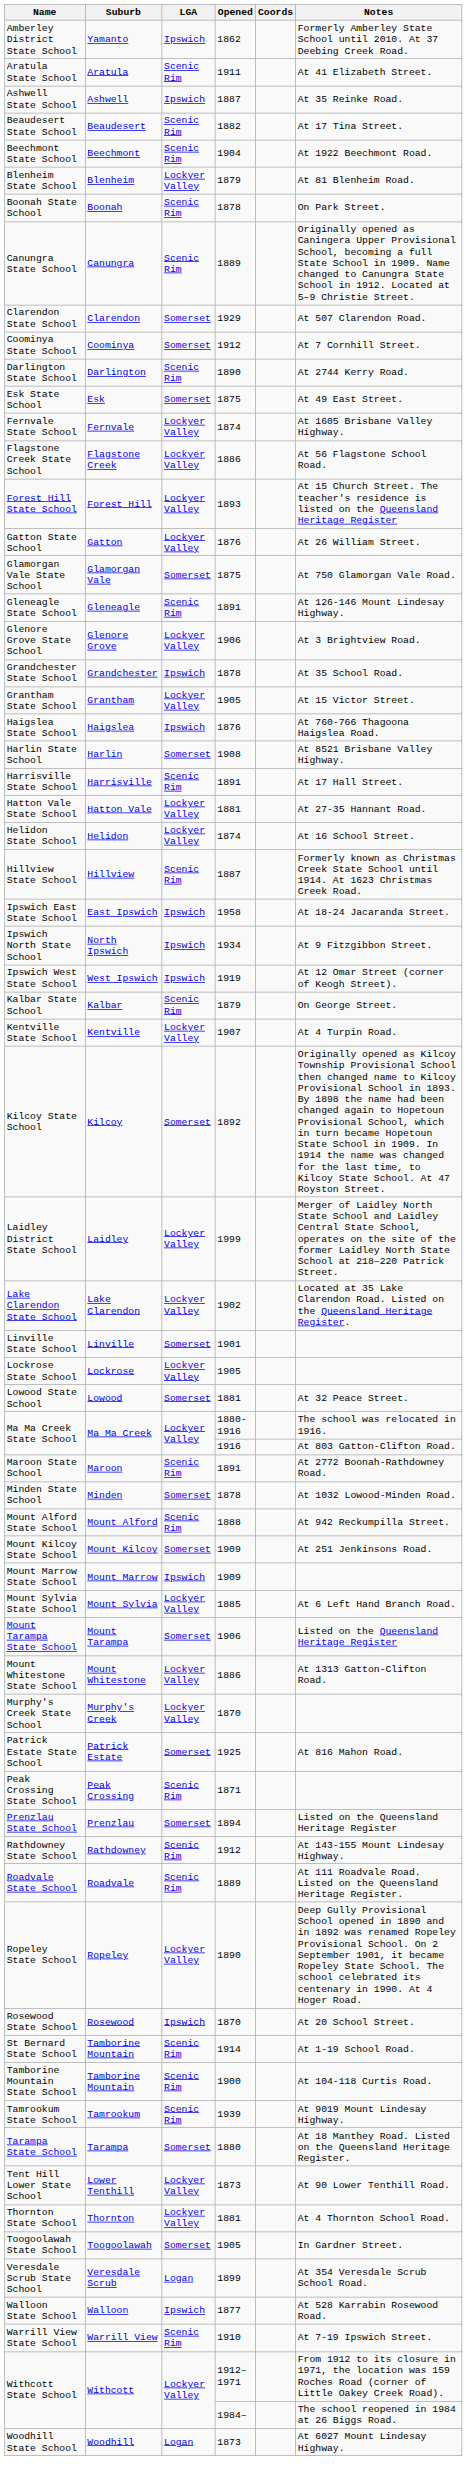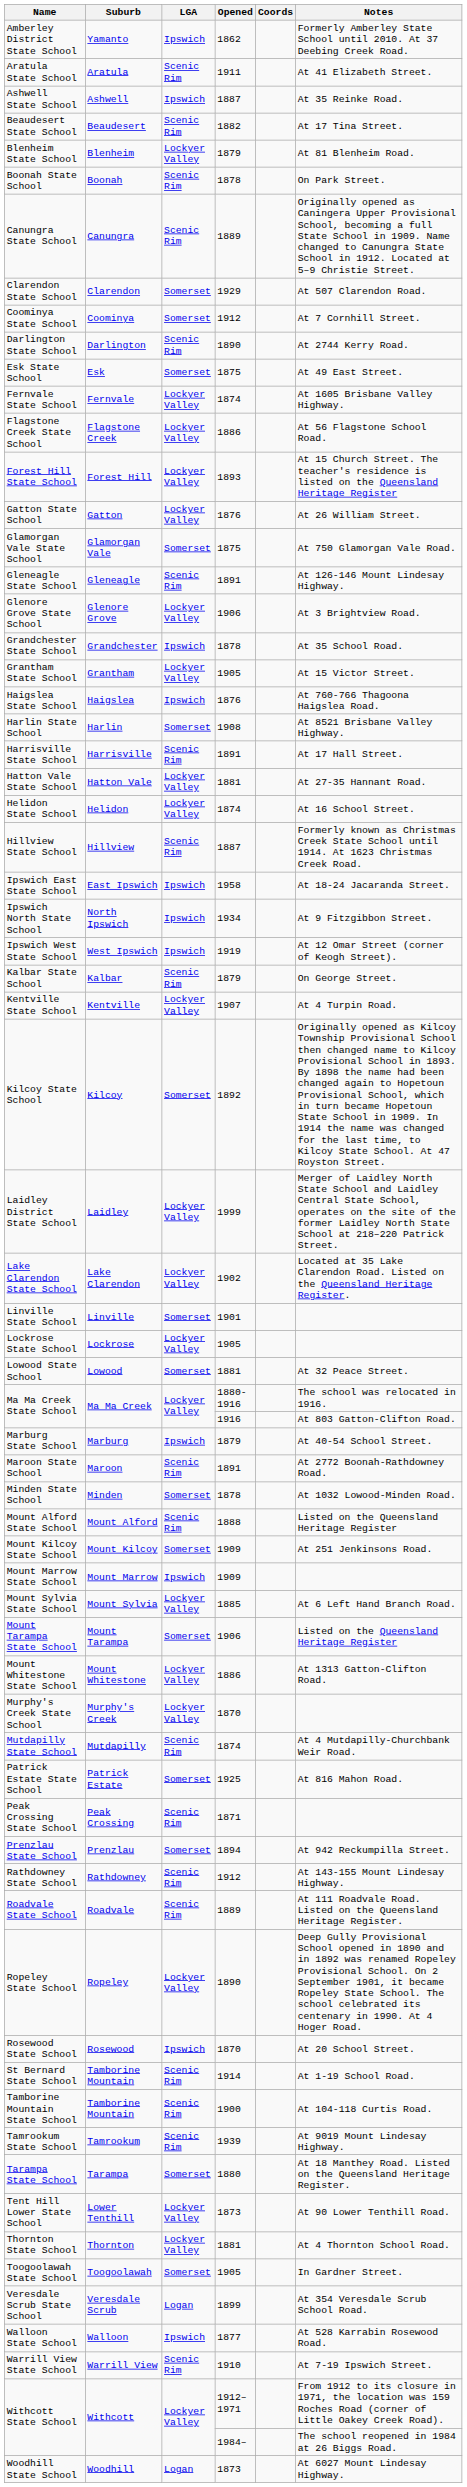- row: (42, 154)
+ row: (42, 1441)
(374, 1522) At 942 Reckumpilla Street. -> (368, 1522) Listed on the Queensland Heritage Register
+ row: (42, 1746)
(368, 1823) Listed on the Queensland Heritage Register -> (374, 1850) At 942 Reckumpilla Street.
